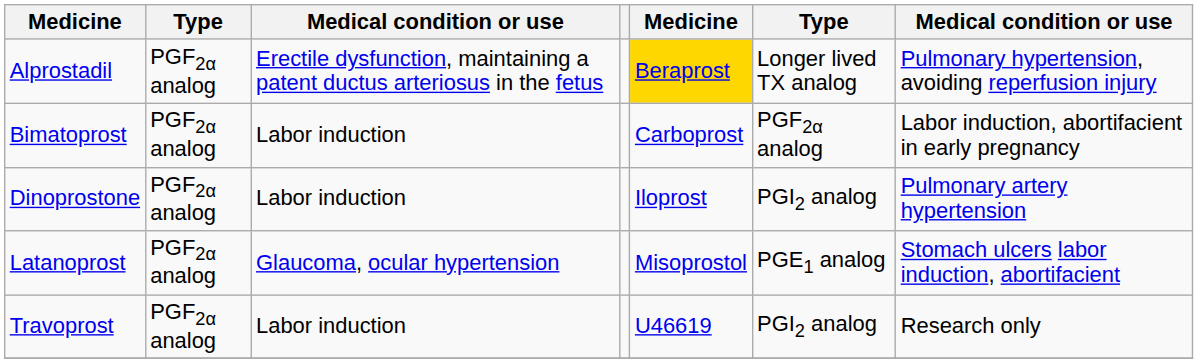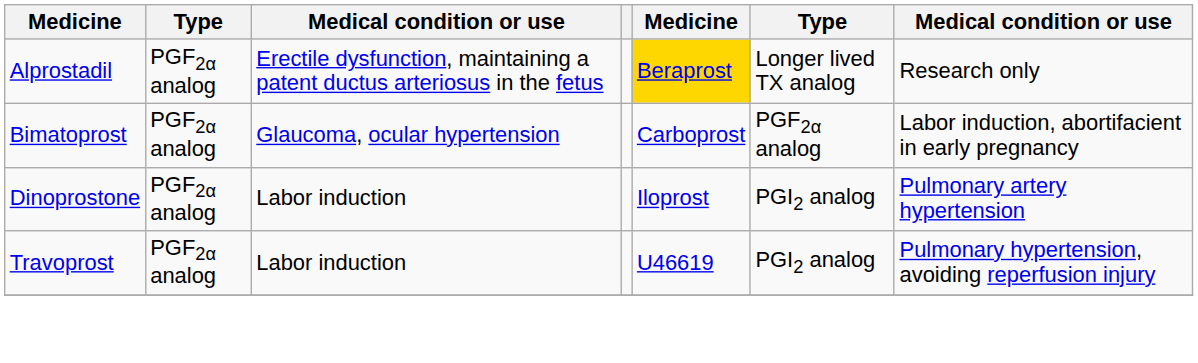(1029, 71) Pulmonary hypertension, avoiding reperfusion injury -> (970, 71) Research only
(331, 134) Labor induction -> (408, 134) Glaucoma, ocular hypertension
- row: (68, 262)
(971, 326) Research only -> (1027, 262) Pulmonary hypertension, avoiding reperfusion injury
